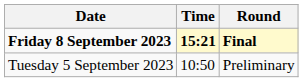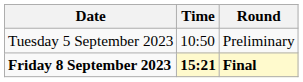rows swapped: (91, 64) <-> (90, 40)
